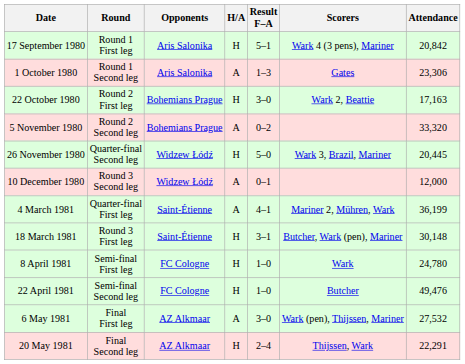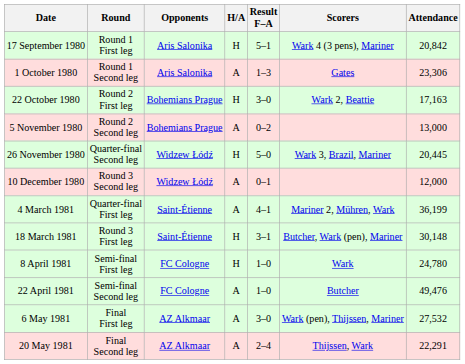(433, 127) 33,320 -> (433, 127) 13,000
(236, 291) H -> (236, 291) A
(236, 346) H -> (236, 346) A
